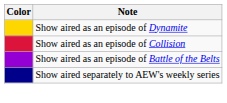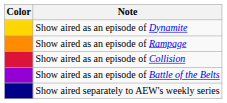+ row: (111, 43)
